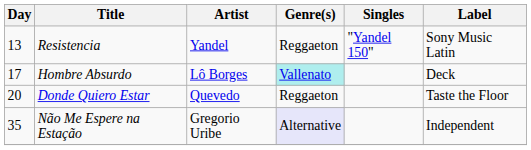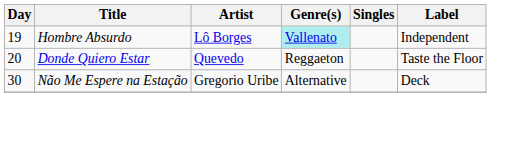- row: (69, 44)
(14, 74) 17 -> (14, 37) 19
(441, 74) Deck -> (435, 37) Independent
(14, 125) 35 -> (14, 80) 30
(310, 125) lavender background -> (316, 80) no background
(460, 125) Independent -> (415, 80) Deck
